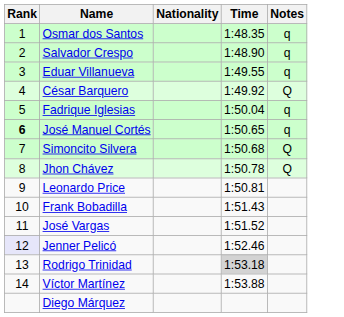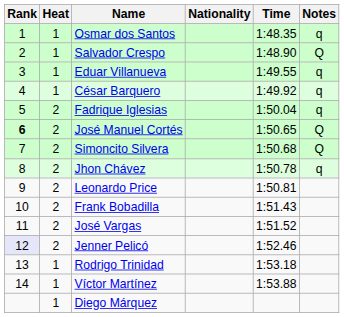+ column: (56, 14)
(287, 53) q -> (319, 53) Q
(287, 91) Q -> (319, 91) q
(287, 130) q -> (319, 130) Q
(287, 168) Q -> (319, 168) q
(244, 264) lightgrey background -> (276, 264) no background
